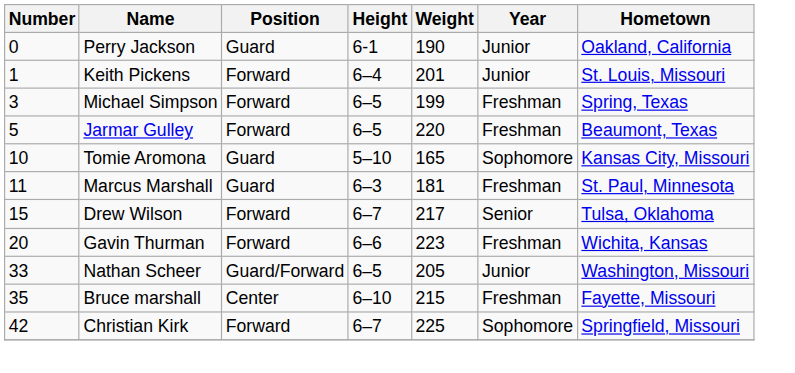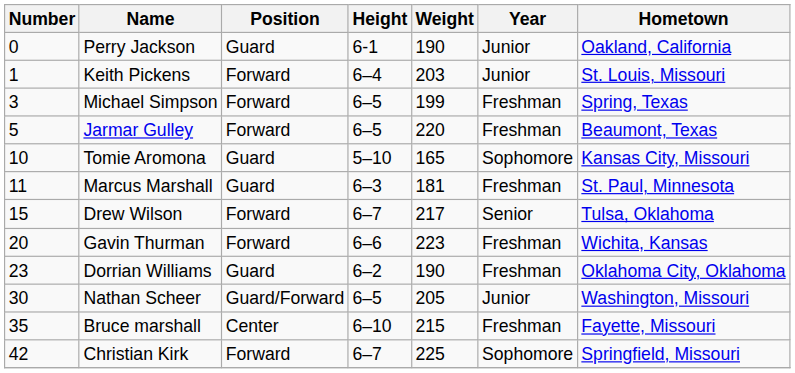(430, 75) 201 -> (430, 75) 203
+ row: (148, 270)
(18, 270) 33 -> (18, 298) 30
